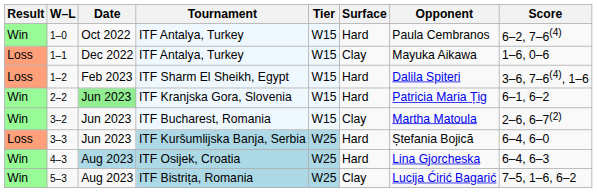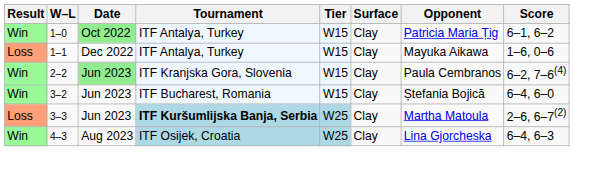(106, 35) no background -> (106, 33) lightgreen background
(355, 35) Hard -> (366, 33) Clay
(441, 35) Paula Cembranos -> (451, 33) Patricia Maria Țig
(532, 35) 6–2, 7–6(4) -> (530, 33) 6–1, 6–2
- row: (58, 77)
(355, 97) Hard -> (366, 73) Clay
(440, 97) Patricia Maria Țig -> (452, 73) Paula Cembranos
(526, 97) 6–1, 6–2 -> (537, 73) 6–2, 7–6(4)
(435, 118) Martha Matoula -> (444, 94) Ștefania Bojică
(532, 118) 2–6, 6–7(2) -> (530, 94) 6–4, 6–0
(222, 139) normal -> (228, 115) bold
(355, 139) Hard -> (366, 115) Clay
(433, 139) Ștefania Bojică -> (446, 115) Martha Matoula
(526, 139) 6–4, 6–0 -> (537, 115) 2–6, 6–7(2)
(107, 159) lightblue background -> (107, 136) no background
(355, 159) Hard -> (366, 136) Clay
- row: (58, 179)
